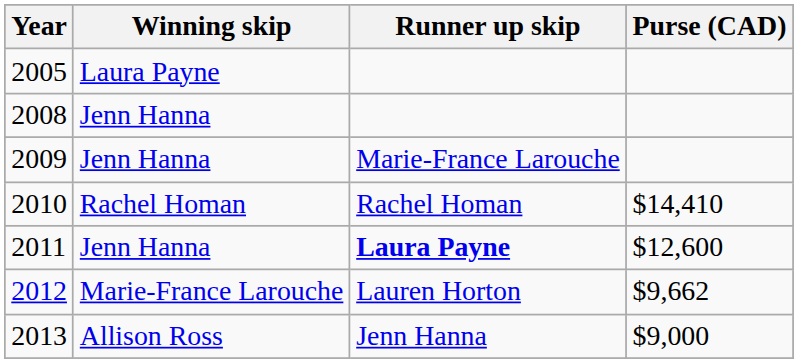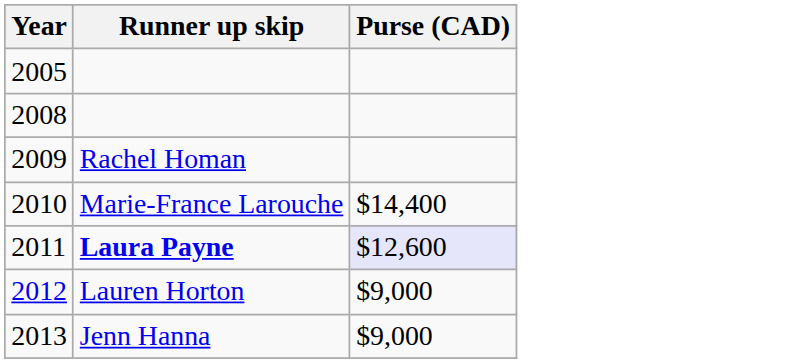- column: (212, 26)
(488, 159) Marie-France Larouche -> (163, 159) Rachel Homan
(439, 203) Rachel Homan -> (212, 203) Marie-France Larouche
(678, 203) $14,410 -> (401, 203) $14,400
(678, 247) no background -> (401, 247) lavender background
(671, 291) $9,662 -> (394, 291) $9,000
